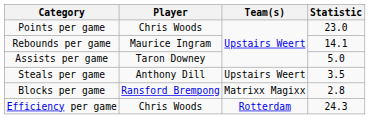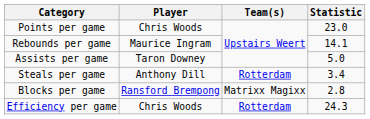(265, 75) Upstairs Weert -> (265, 75) Rotterdam
(336, 75) 3.5 -> (336, 75) 3.4
